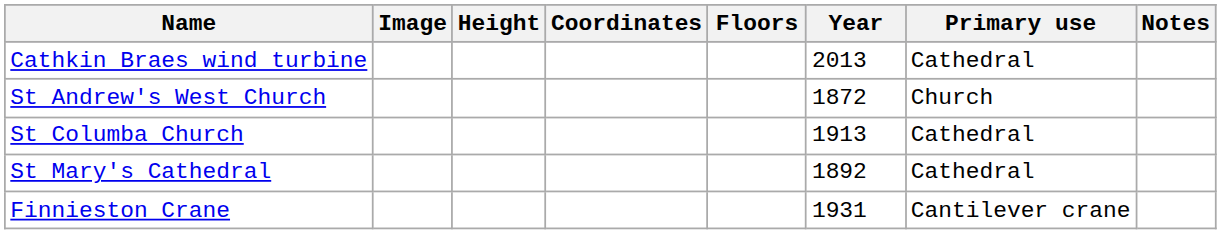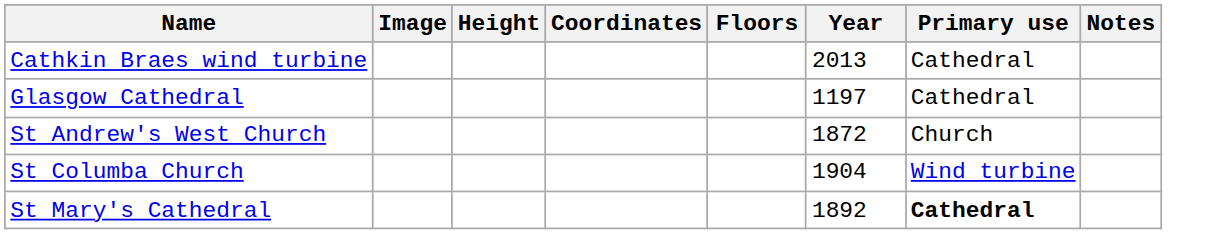+ row: (127, 98)
(839, 135) 1913 -> (839, 173) 1904
(973, 135) Cathedral -> (993, 173) Wind turbine
(973, 173) normal -> (973, 210) bold
- row: (120, 210)
